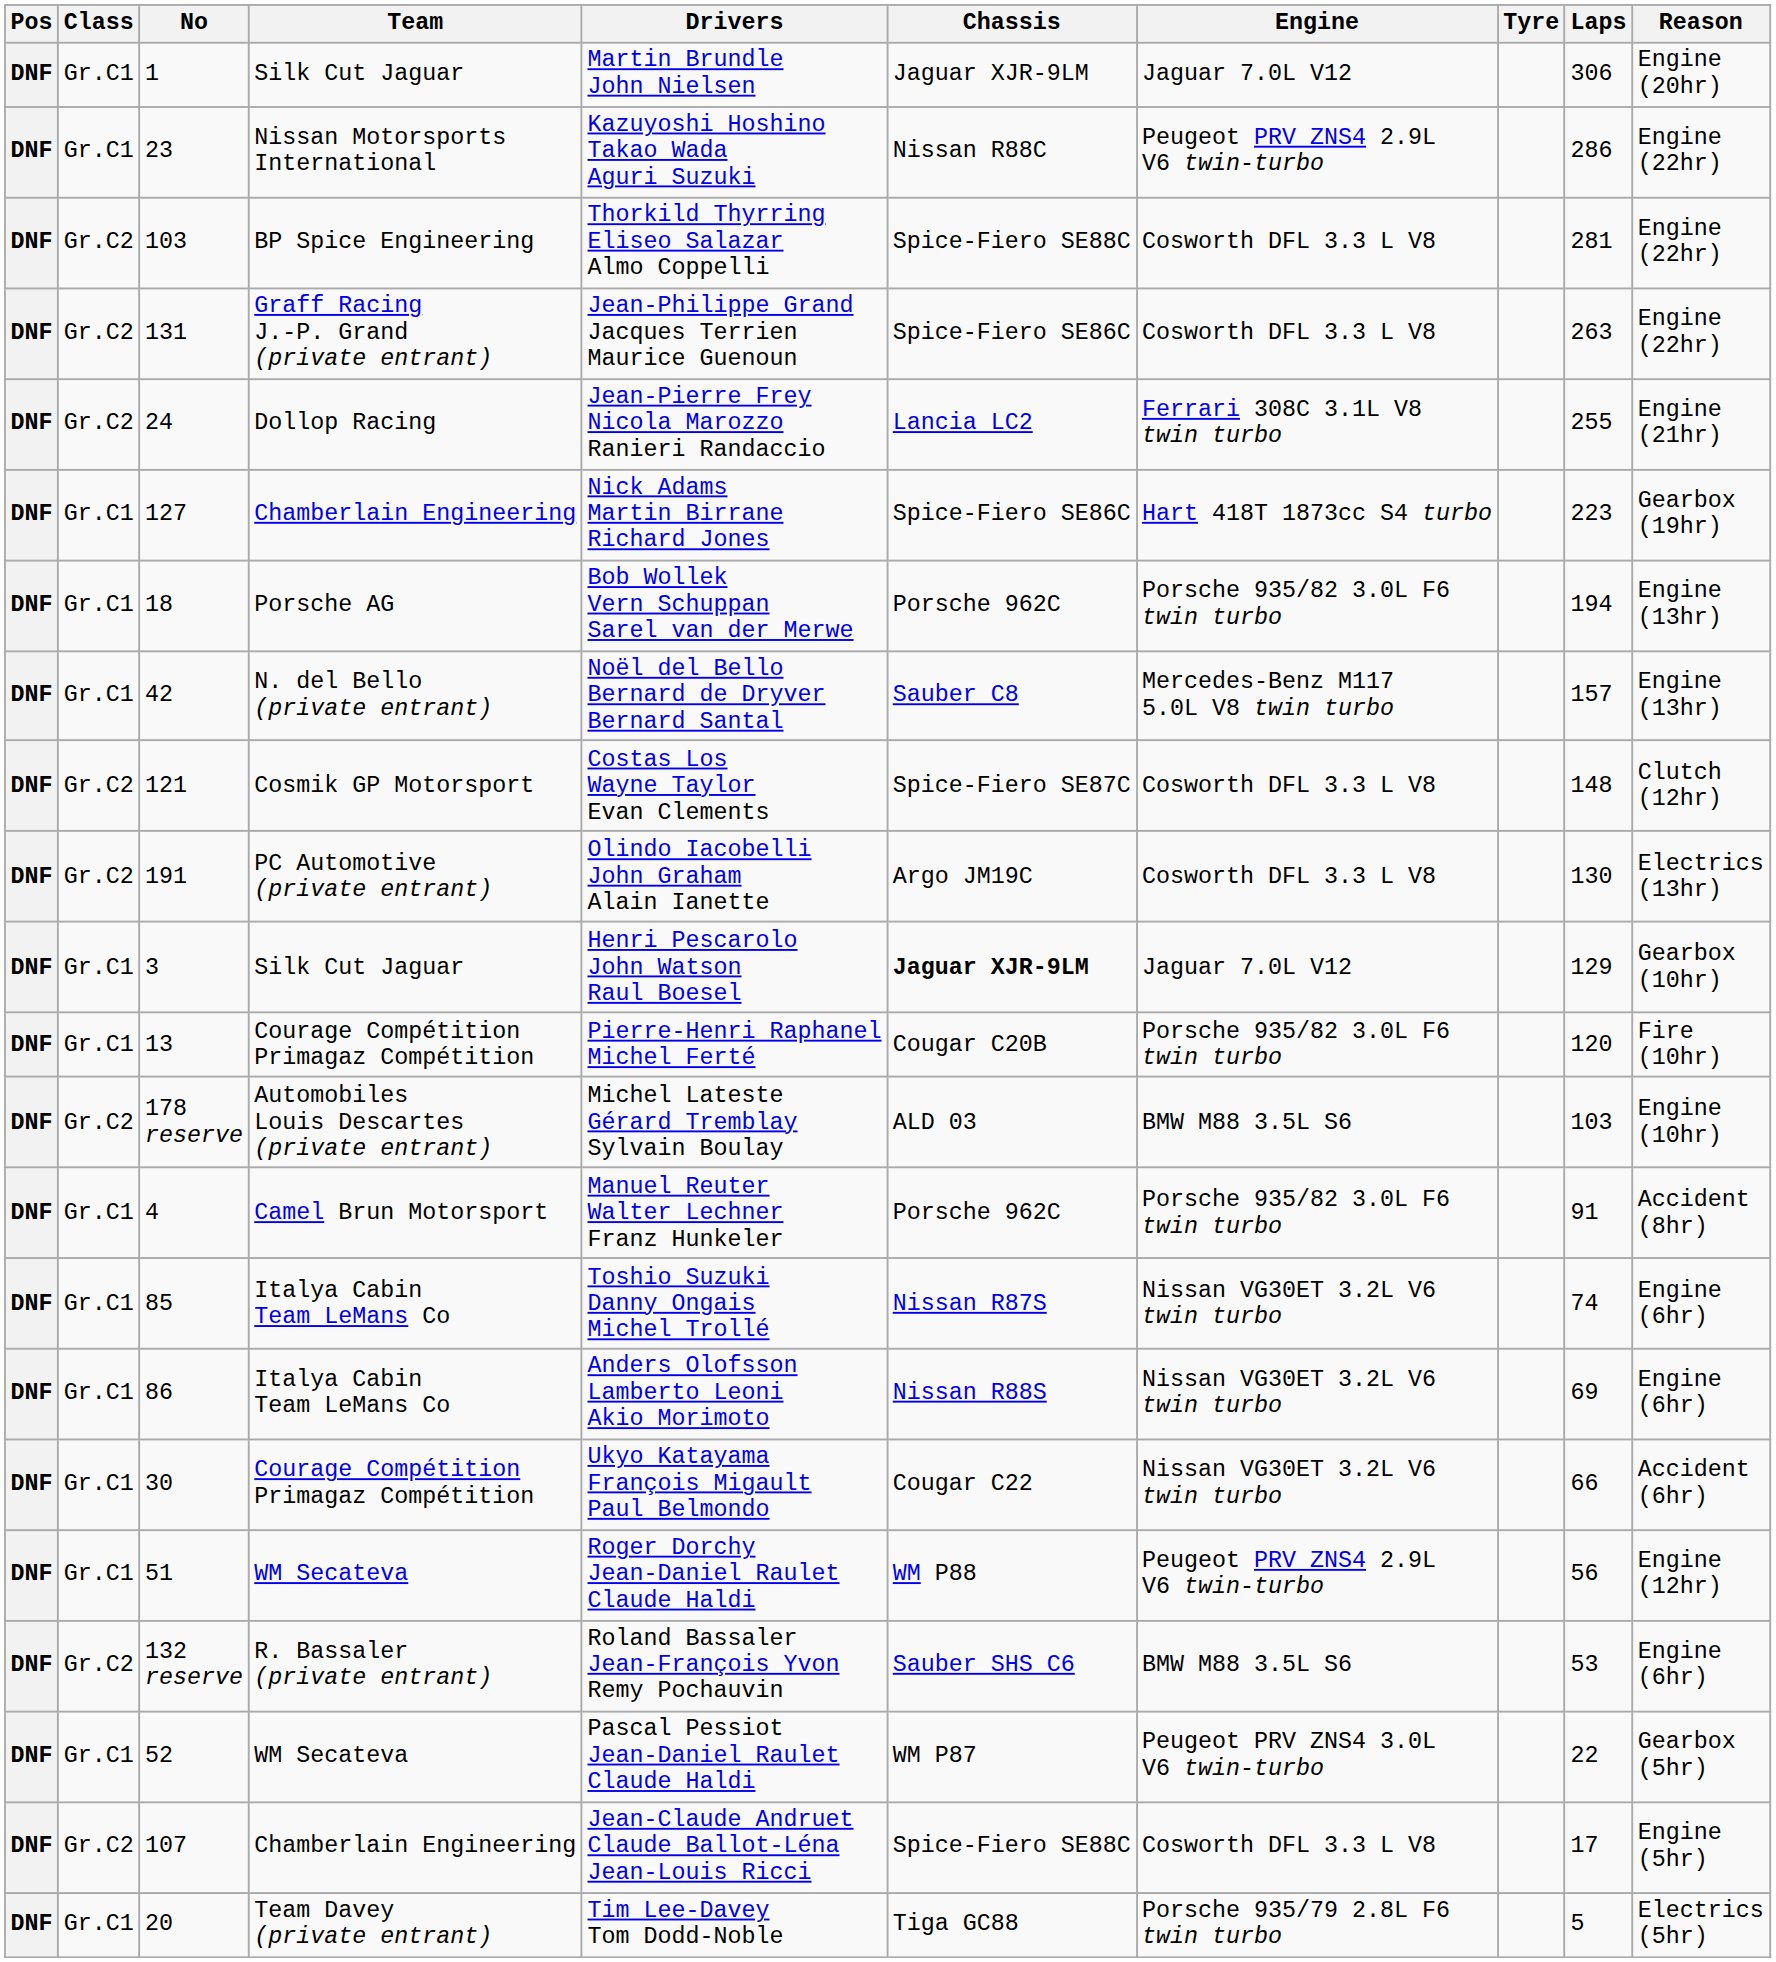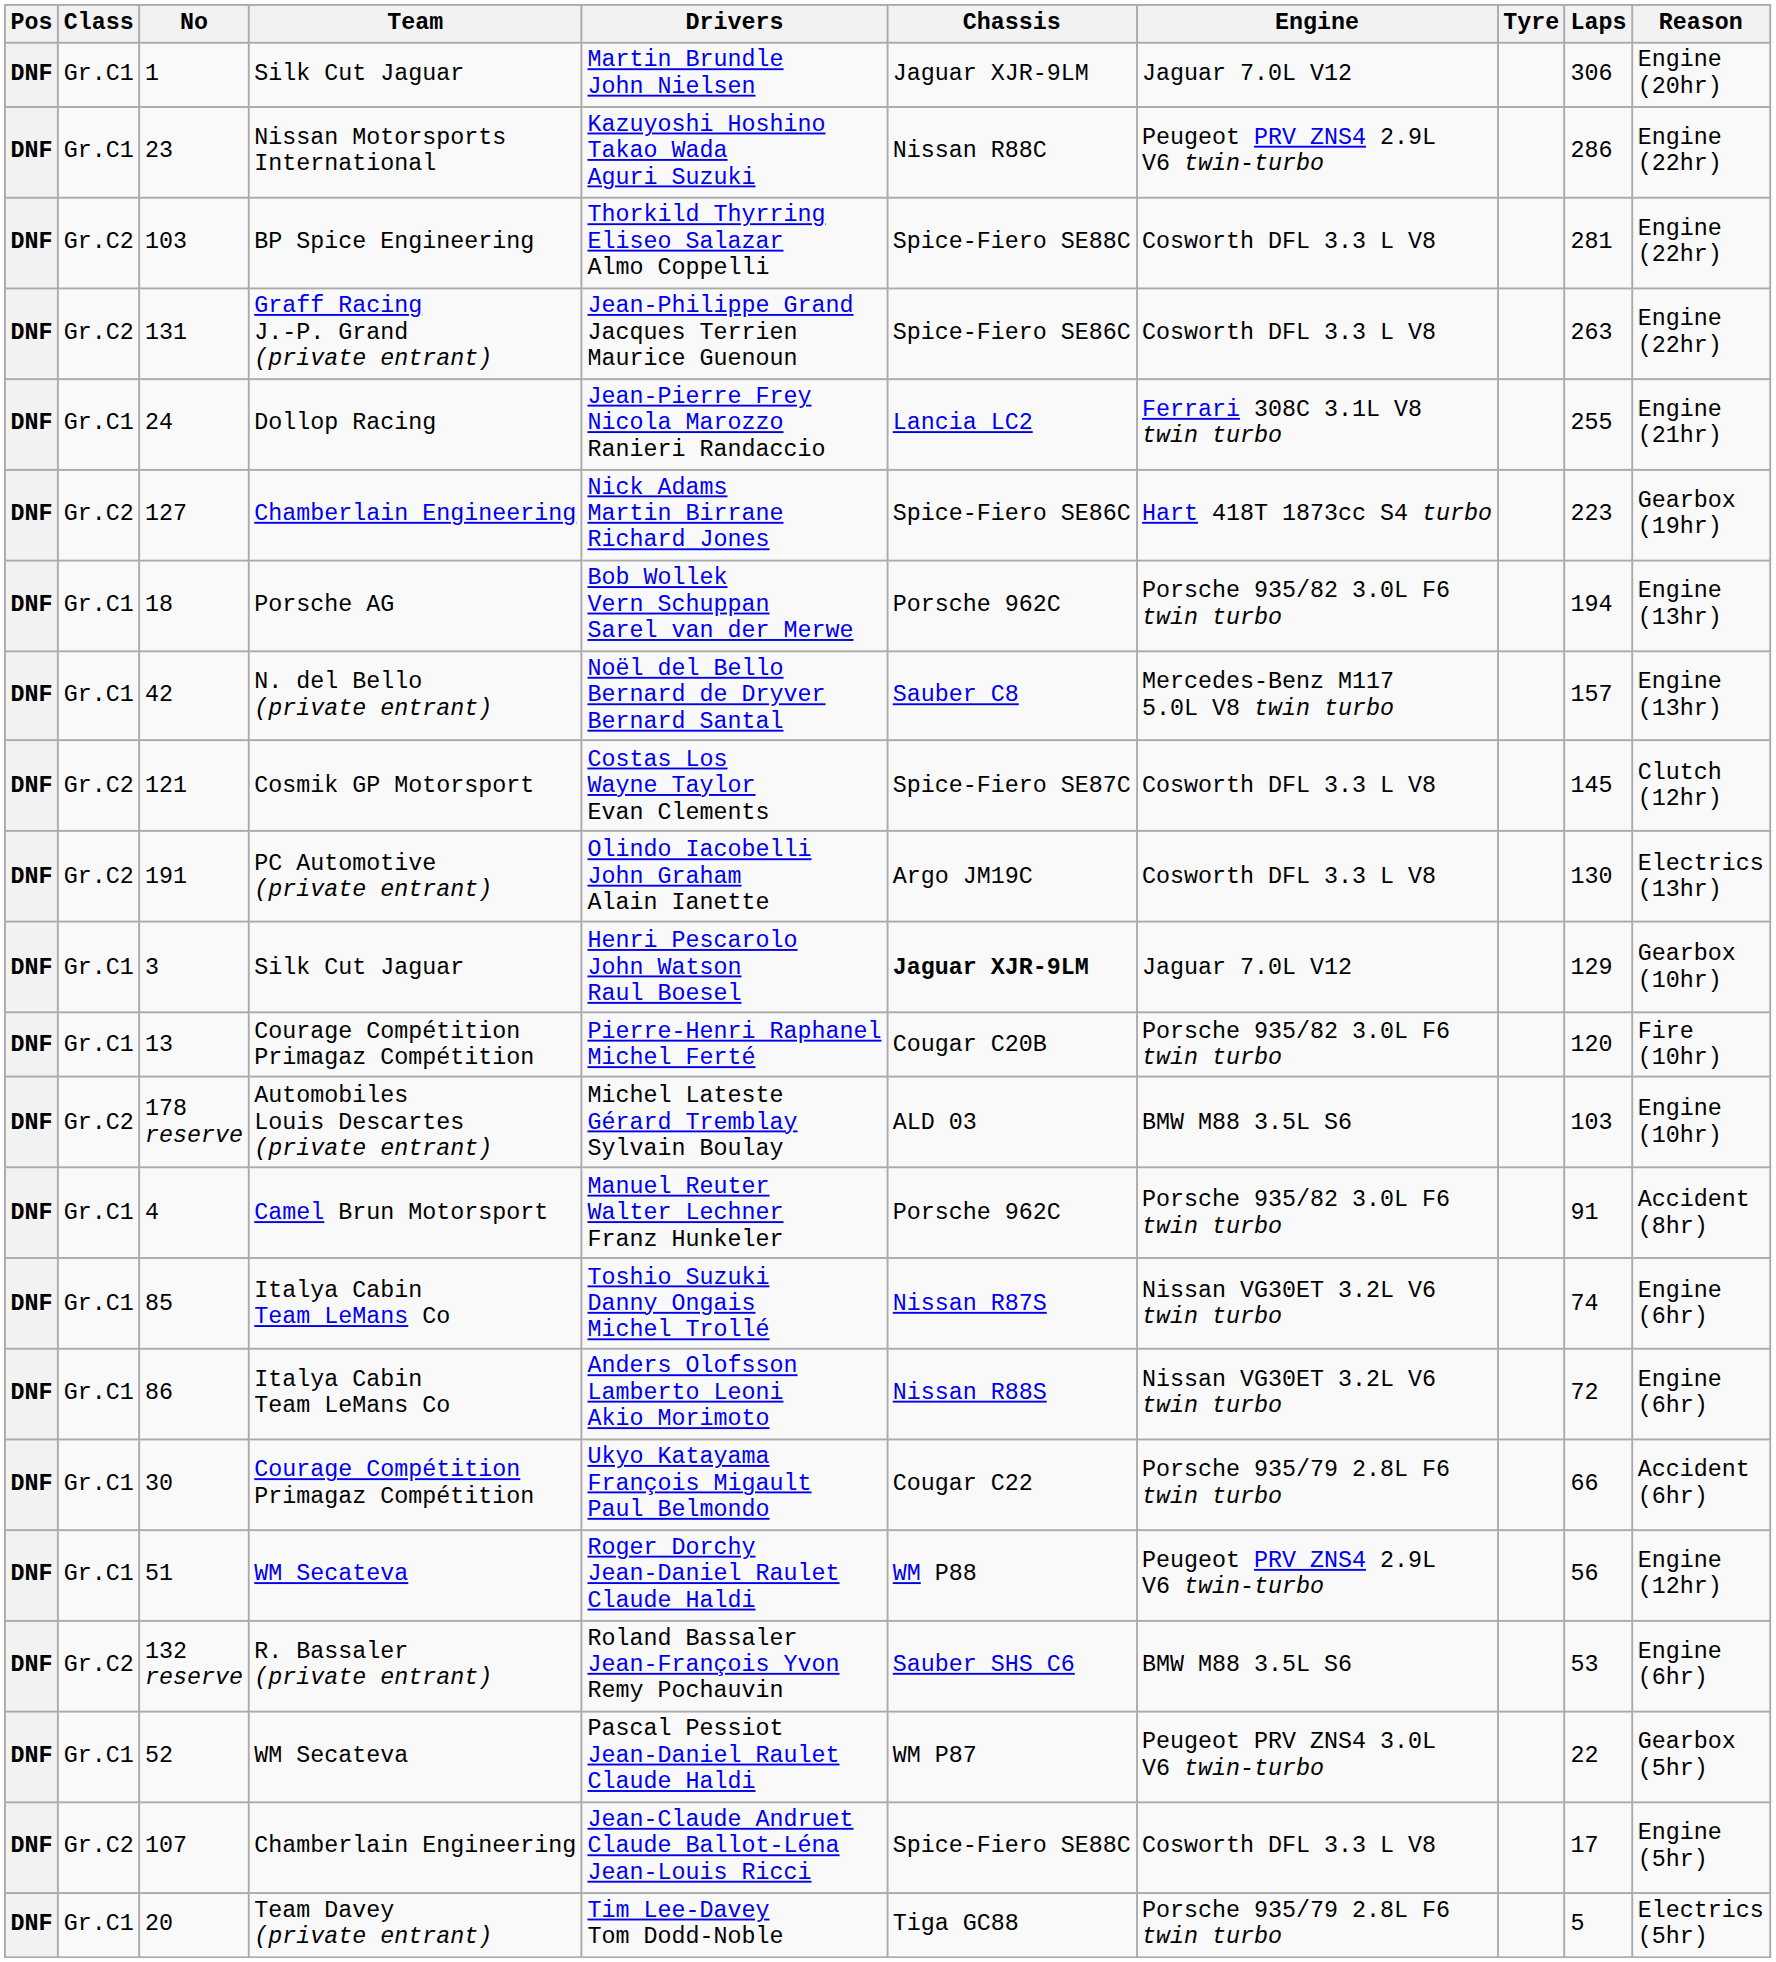(99, 424) Gr.C2 -> (99, 424) Gr.C1
(99, 515) Gr.C1 -> (99, 515) Gr.C2
(1592, 787) 148 -> (1592, 787) 145
(1585, 1394) 69 -> (1585, 1394) 72
(1289, 1485) Nissan VG30ET 3.2L V6 twin turbo -> (1296, 1485) Porsche 935/79 2.8L F6 twin turbo
